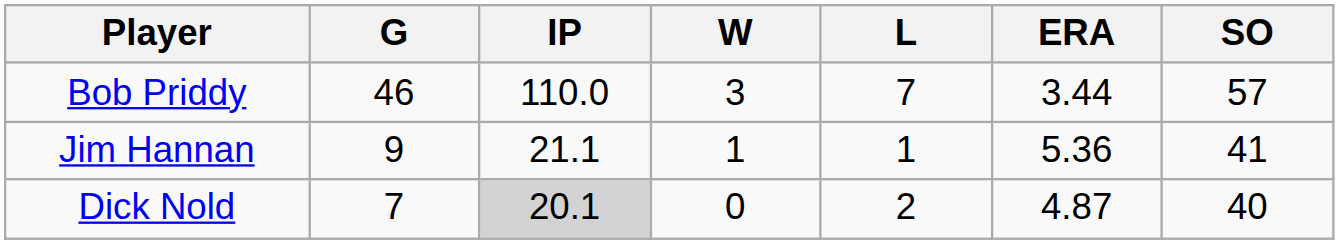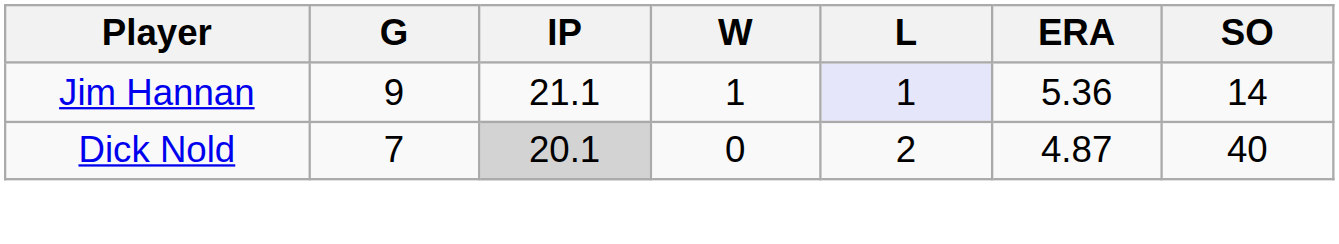- row: (157, 91)
(906, 149) no background -> (906, 91) lavender background
(1247, 149) 41 -> (1247, 91) 14
